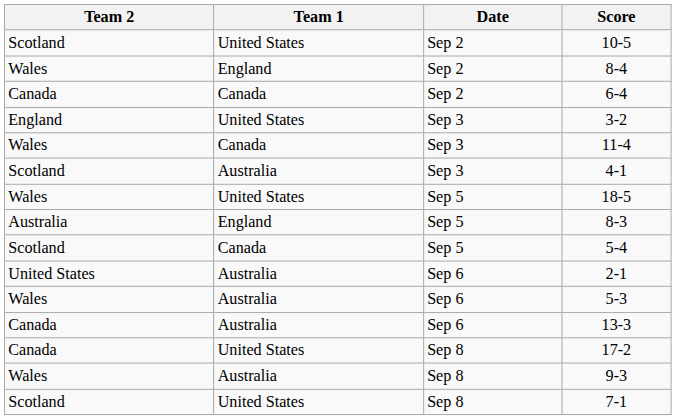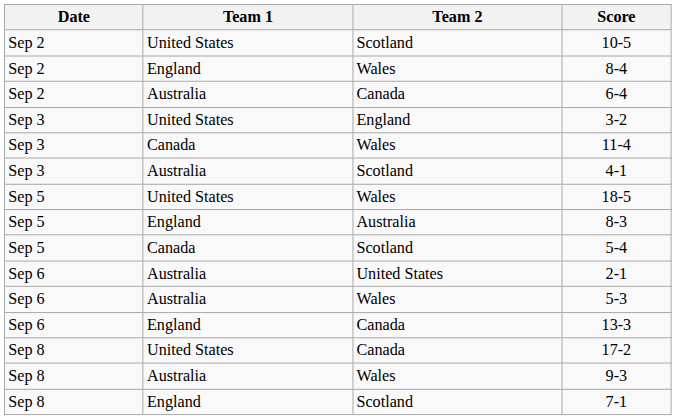columns swapped: (493, 17) <-> (109, 17)
(242, 94) Canada -> (177, 94) Australia
(247, 324) Australia -> (174, 324) England
(261, 401) United States -> (174, 401) England
